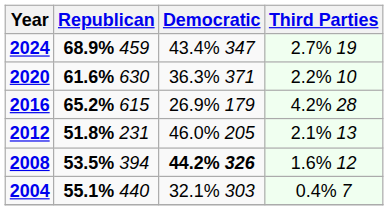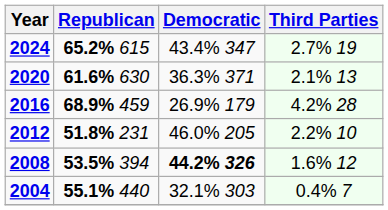(106, 48) 68.9% 459 -> (106, 48) 65.2% 615
(324, 76) 2.2% 10 -> (324, 76) 2.1% 13
(106, 105) 65.2% 615 -> (106, 105) 68.9% 459
(324, 133) 2.1% 13 -> (324, 133) 2.2% 10
